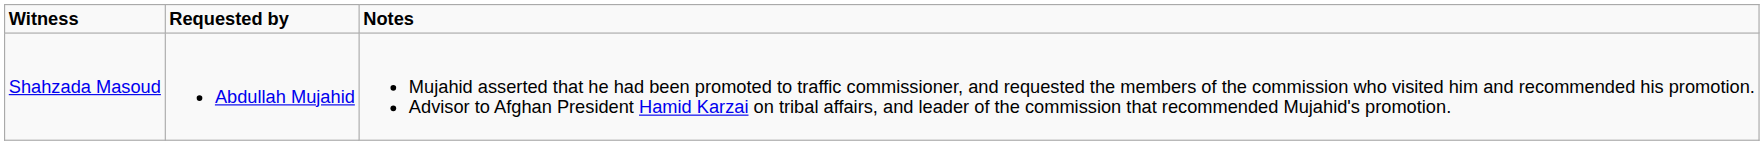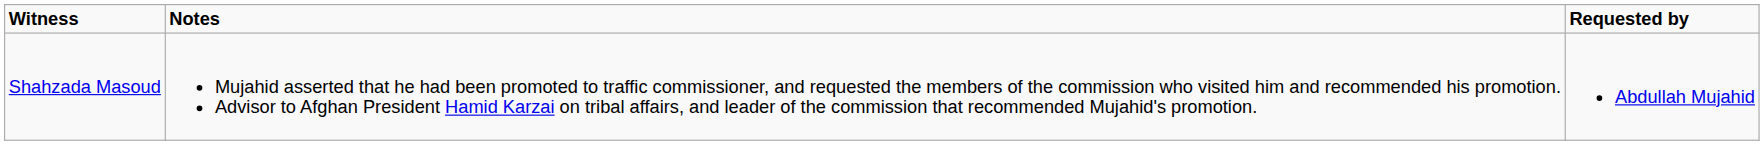columns swapped: (229, 18) <-> (389, 18)
